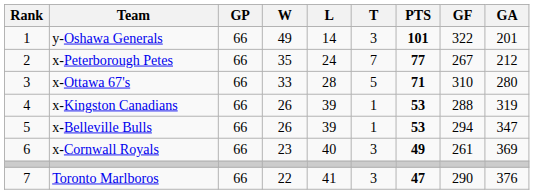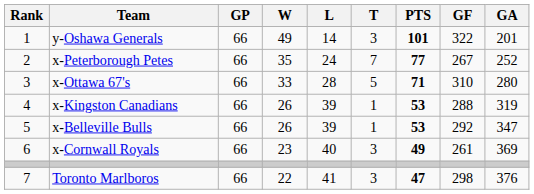(507, 60) 212 -> (507, 60) 252
(463, 127) 294 -> (463, 127) 292
(463, 178) 290 -> (463, 178) 298
